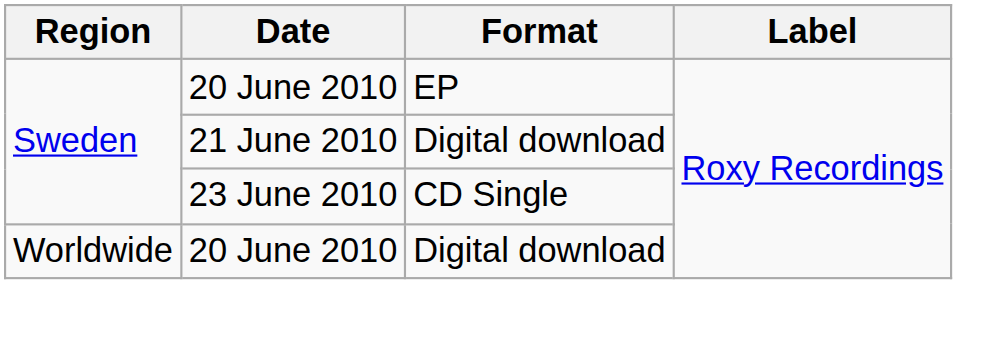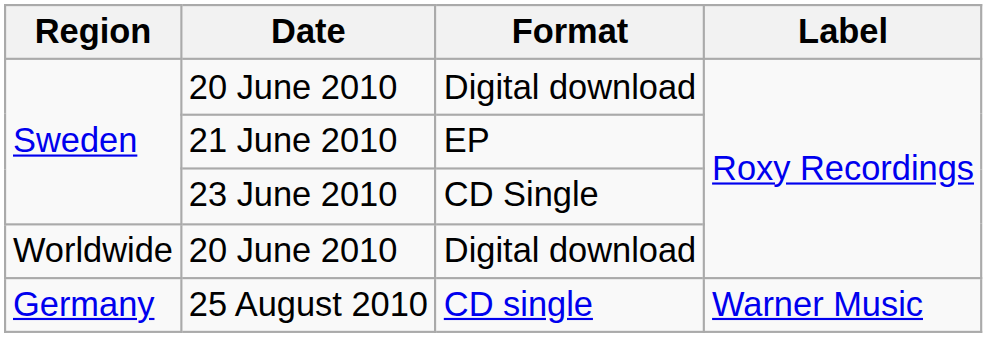(436, 86) EP -> (570, 86) Digital download
(539, 140) Digital download -> (467, 140) EP
+ row: (84, 304)
